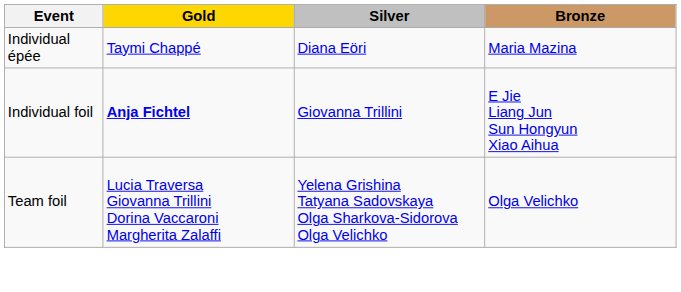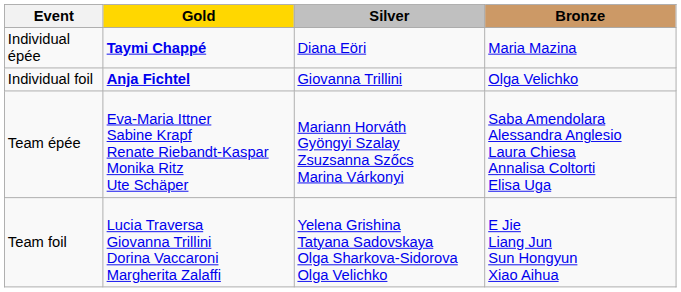(154, 47) normal -> (156, 47) bold
(533, 120) E Jie Liang Jun Sun Hongyun Xiao Aihua -> (533, 79) Olga Velichko
+ row: (44, 144)
(533, 202) Olga Velichko -> (533, 250) E Jie Liang Jun Sun Hongyun Xiao Aihua
